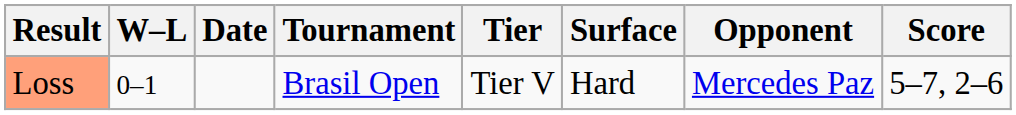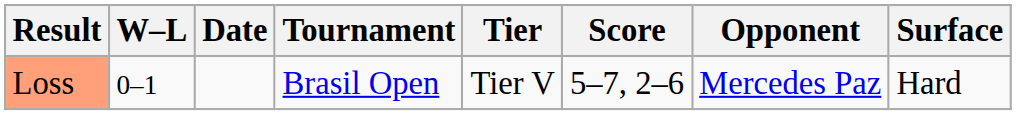columns swapped: (623, 30) <-> (946, 30)
